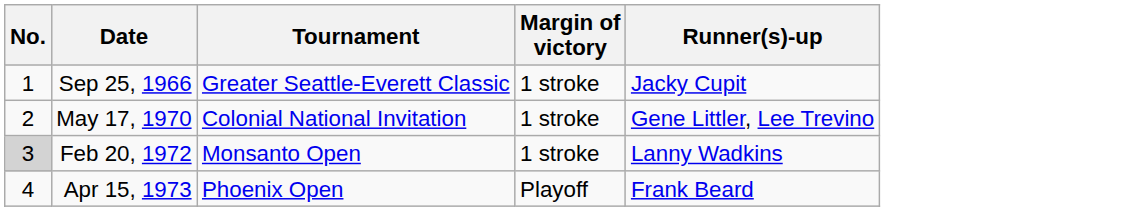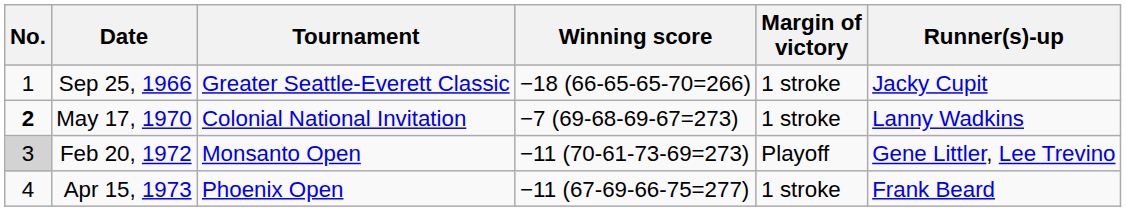+ column: (636, 35)
(28, 118) normal -> (28, 118) bold
(753, 118) Gene Littler, Lee Trevino -> (948, 118) Lanny Wadkins
(560, 154) 1 stroke -> (795, 154) Playoff
(707, 154) Lanny Wadkins -> (994, 154) Gene Littler, Lee Trevino
(554, 189) Playoff -> (801, 189) 1 stroke
